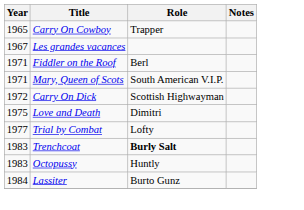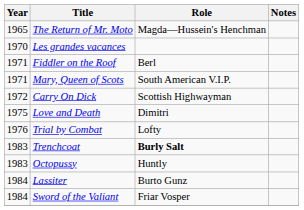+ row: (83, 29)
- row: (72, 29)
(17, 46) 1967 -> (17, 46) 1970
(17, 130) 1977 -> (17, 130) 1976
+ row: (76, 197)
